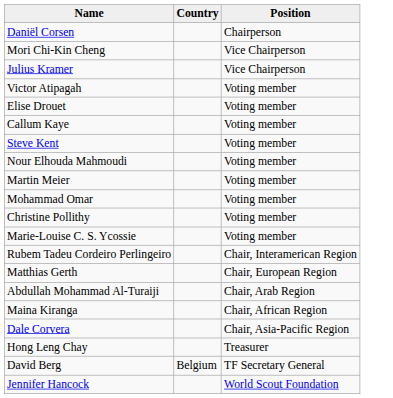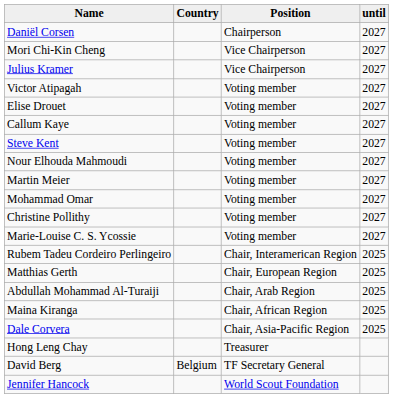+ column: (374, 13)
